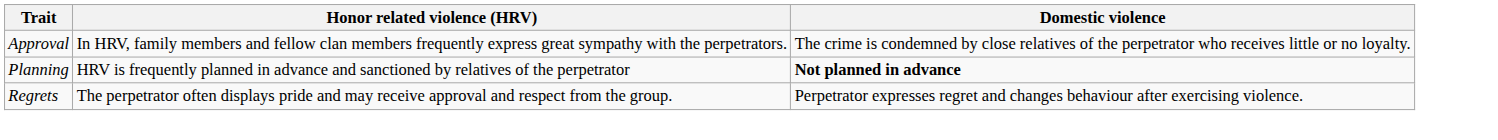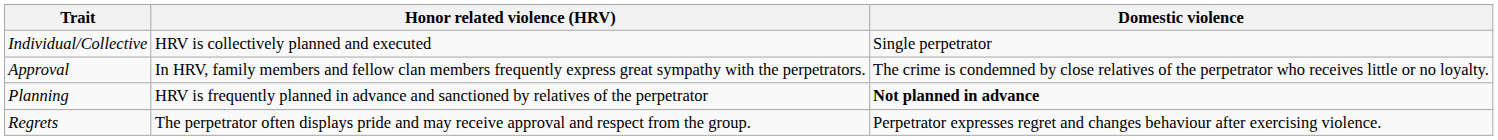+ row: (78, 43)
